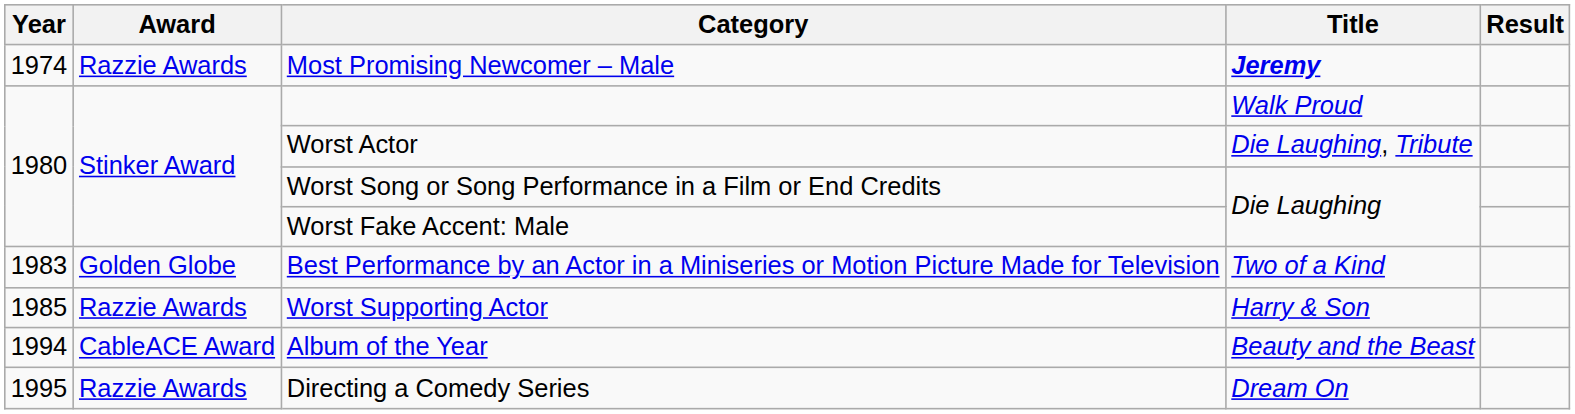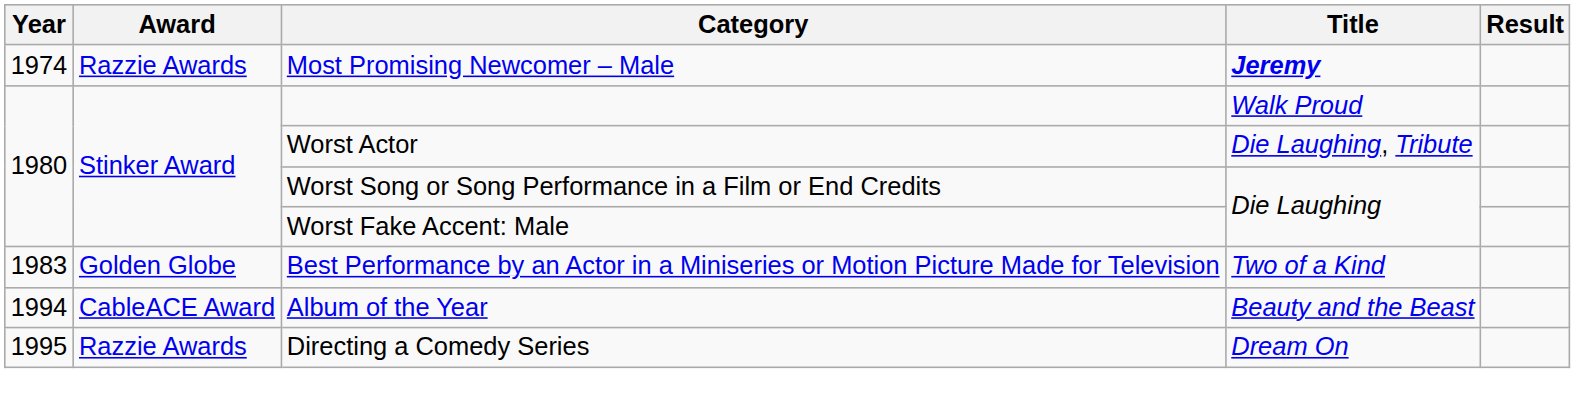- row: (417, 307)
